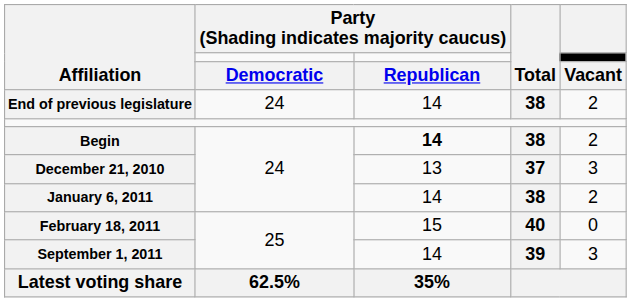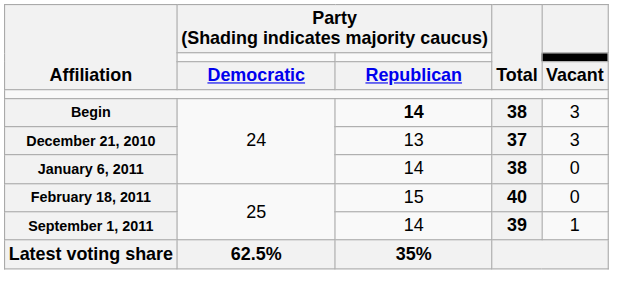- row: (100, 104)
(593, 140) 2 -> (575, 112) 3
(593, 197) 2 -> (575, 169) 0
(593, 254) 3 -> (575, 225) 1
